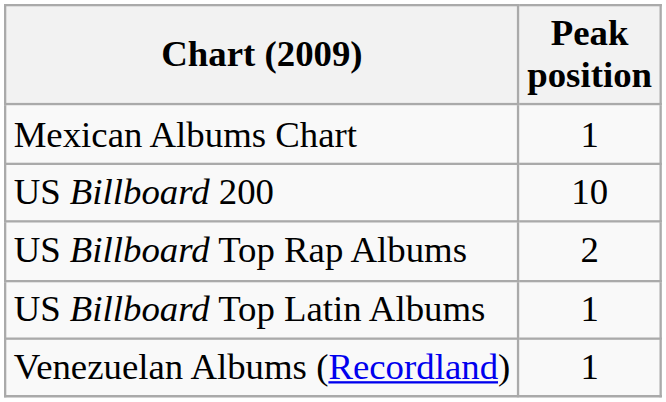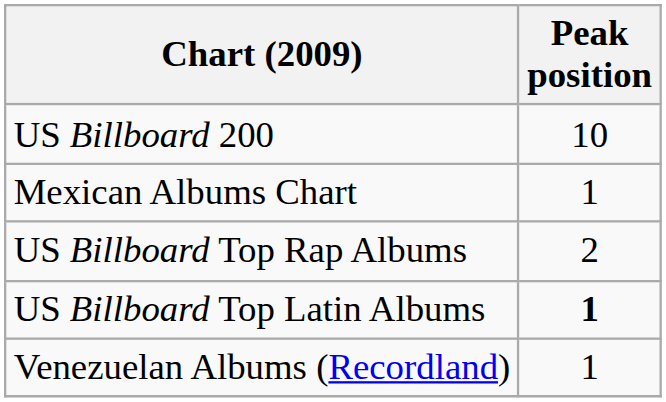rows swapped: (185, 133) <-> (144, 191)
(590, 308) normal -> (590, 308) bold
